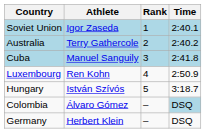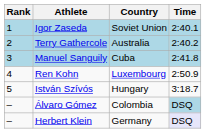columns swapped: (155, 12) <-> (34, 12)
(182, 120) no background -> (182, 120) lavender background
